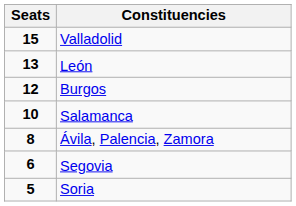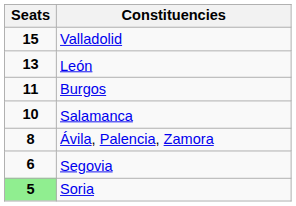(31, 89) 12 -> (31, 89) 11
(31, 189) no background -> (31, 189) lightgreen background
